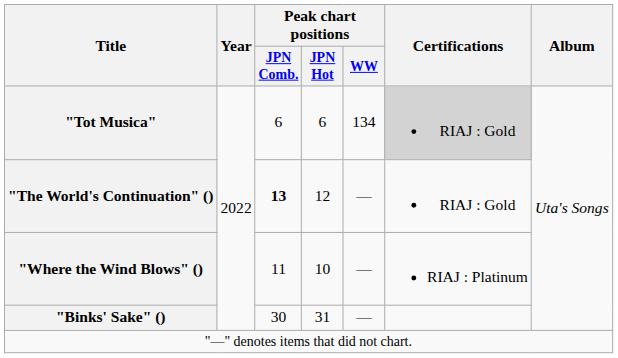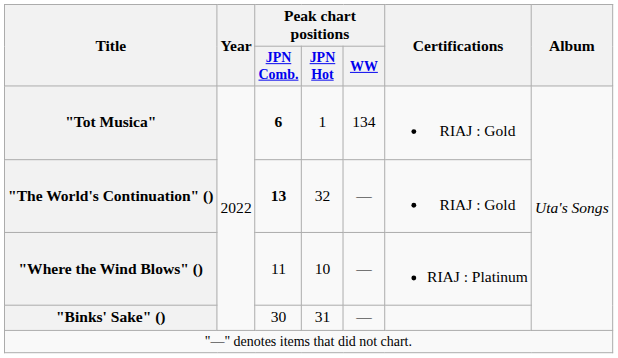(278, 122) normal -> (278, 122) bold
(322, 122) 6 -> (322, 122) 1
(458, 131) lightgrey background -> (458, 131) no background
(322, 195) 12 -> (322, 195) 32
